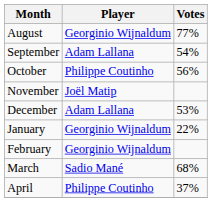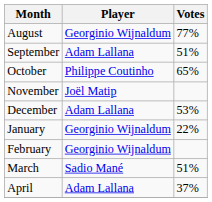(188, 52) 54% -> (188, 52) 51%
(188, 71) 56% -> (188, 71) 65%
(188, 168) 68% -> (188, 168) 51%
(109, 187) Philippe Coutinho -> (99, 187) Adam Lallana
